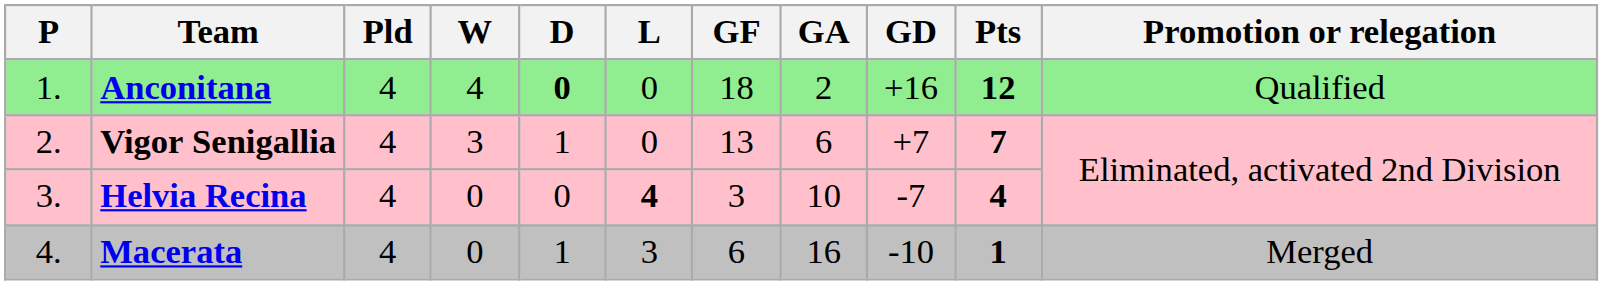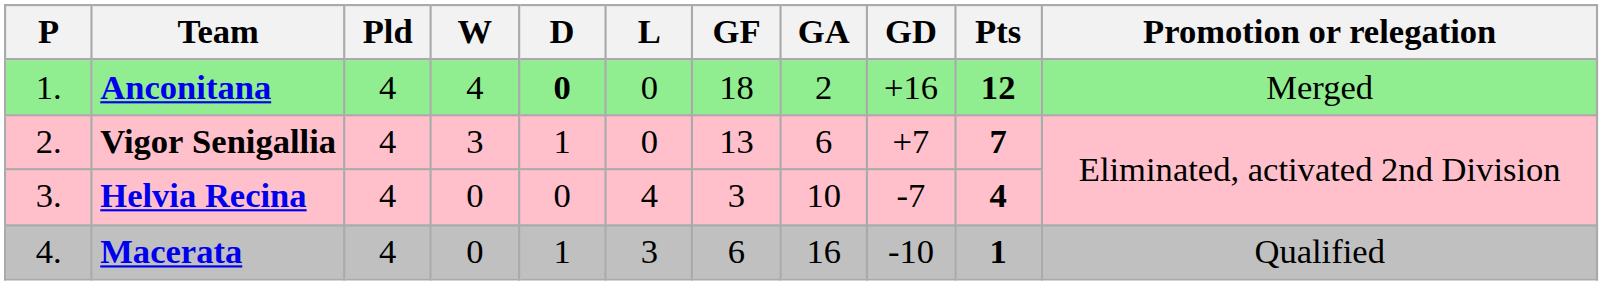(1320, 86) Qualified -> (1320, 86) Merged
(649, 196) bold -> (649, 196) normal
(1320, 251) Merged -> (1320, 251) Qualified
